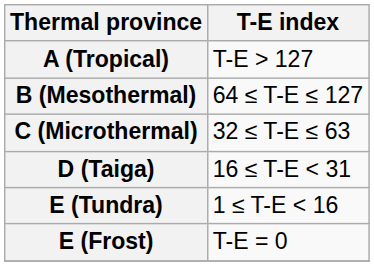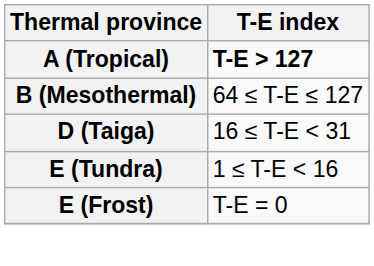(263, 59) normal -> (263, 59) bold
- row: (106, 132)
